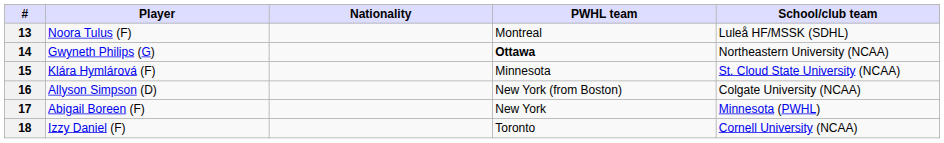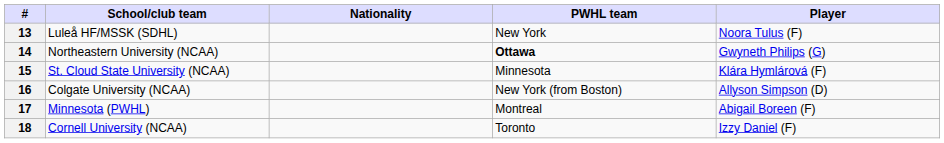columns swapped: (157, 14) <-> (828, 14)
(519, 33) Montreal -> (521, 33) New York
(521, 109) New York -> (519, 109) Montreal
